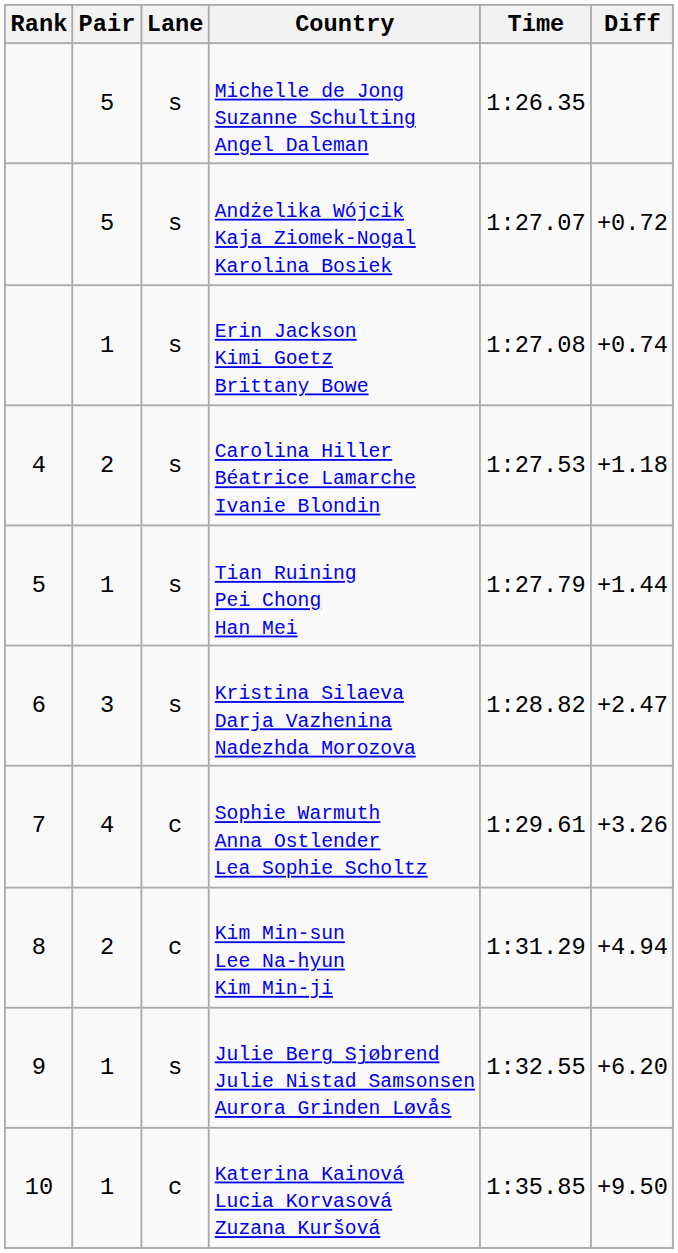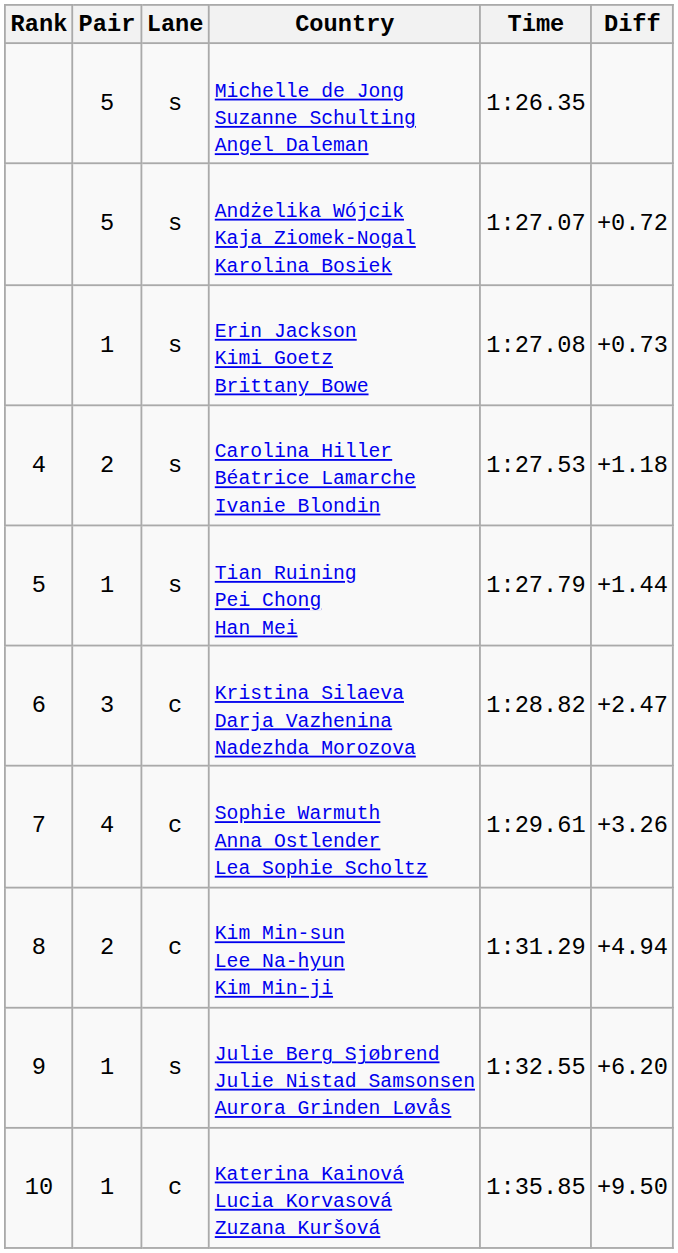(632, 345) +0.74 -> (632, 345) +0.73
(175, 706) s -> (175, 706) c
